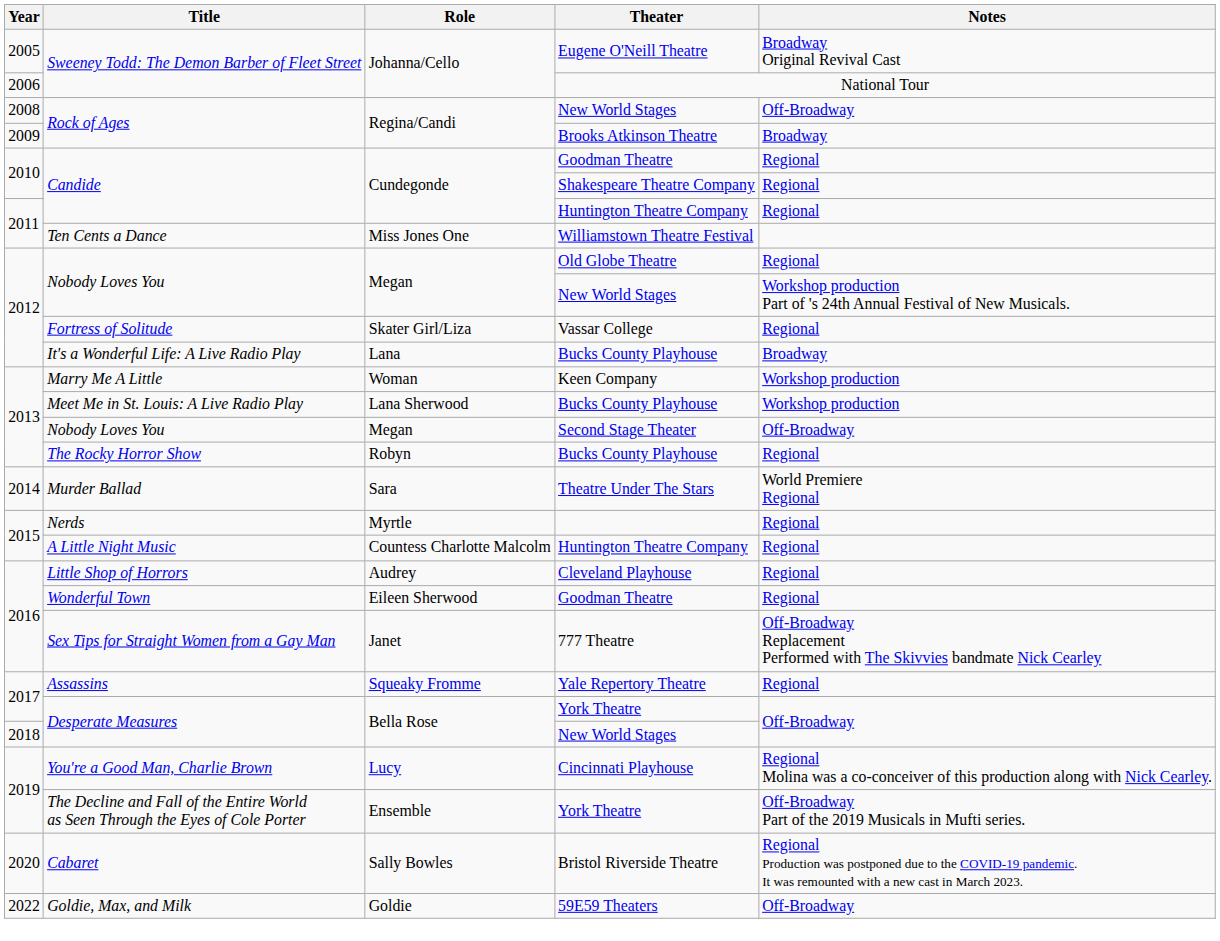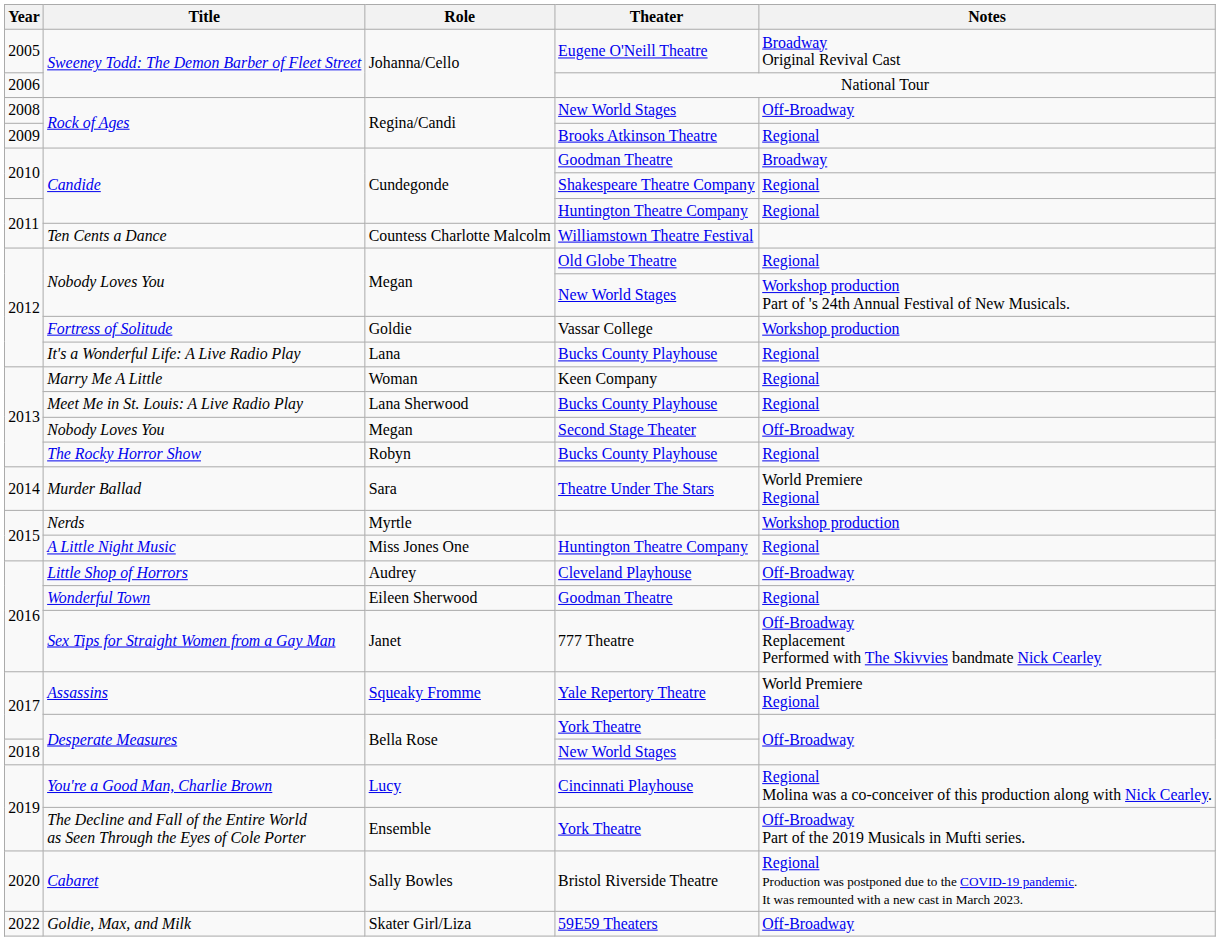(795, 135) Broadway -> (791, 135) Regional
(791, 160) Regional -> (795, 160) Broadway
(419, 235) Miss Jones One -> (460, 235) Countess Charlotte Malcolm
(420, 329) Skater Girl/Liza -> (390, 329) Goldie
(791, 329) Regional -> (831, 329) Workshop production
(795, 354) Broadway -> (791, 354) Regional
(831, 379) Workshop production -> (791, 379) Regional
(831, 404) Workshop production -> (791, 404) Regional
(791, 522) Regional -> (831, 522) Workshop production
(460, 547) Countess Charlotte Malcolm -> (419, 547) Miss Jones One
(791, 572) Regional -> (808, 572) Off-Broadway
(791, 683) Regional -> (812, 692) World Premiere Regional
(390, 905) Goldie -> (420, 923) Skater Girl/Liza
